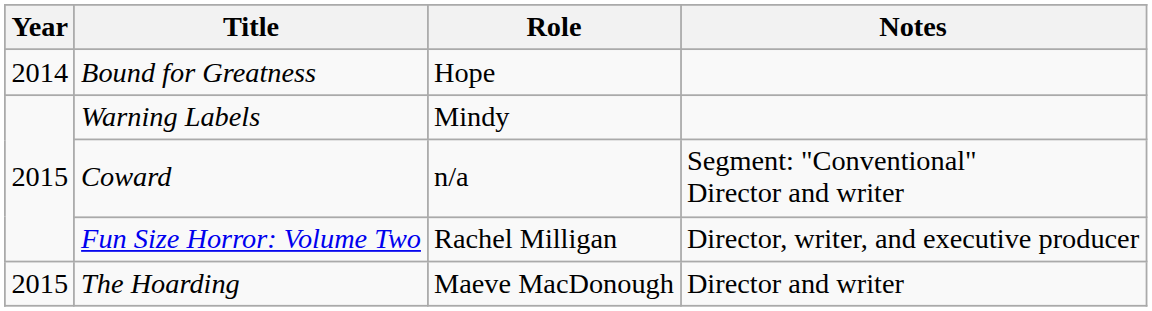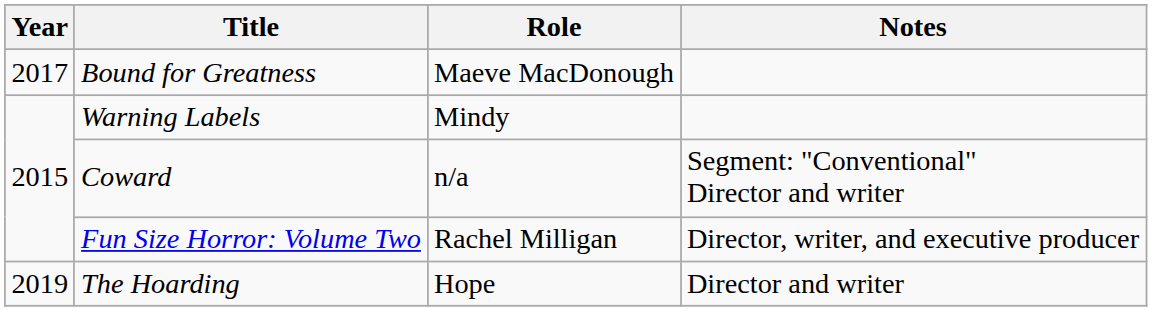(40, 71) 2014 -> (40, 71) 2017
(465, 71) Hope -> (554, 71) Maeve MacDonough
(40, 283) 2015 -> (40, 283) 2019
(554, 283) Maeve MacDonough -> (465, 283) Hope
